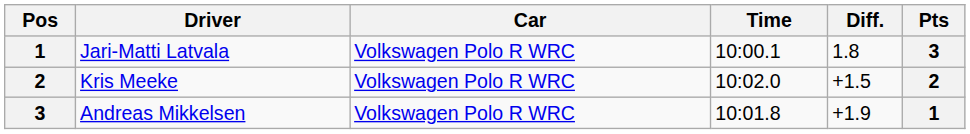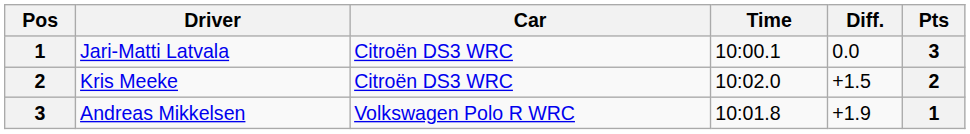(465, 51) Volkswagen Polo R WRC -> (434, 51) Citroën DS3 WRC
(846, 51) 1.8 -> (846, 51) 0.0
(465, 82) Volkswagen Polo R WRC -> (434, 82) Citroën DS3 WRC
